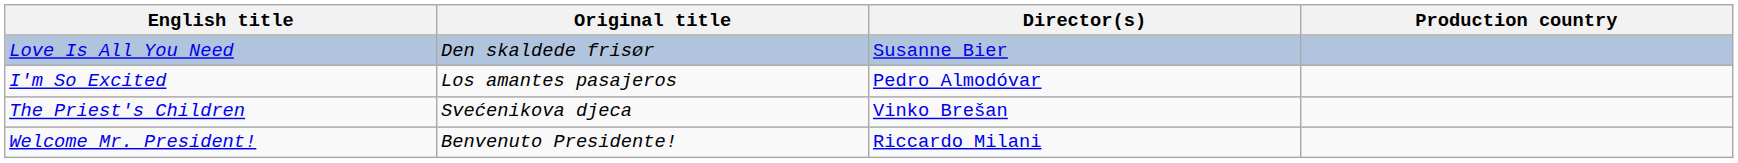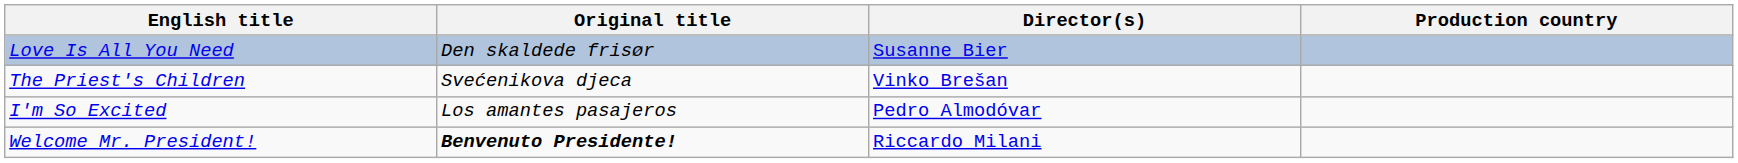rows swapped: (88, 81) <-> (127, 112)
(559, 142) normal -> (559, 142) bold
